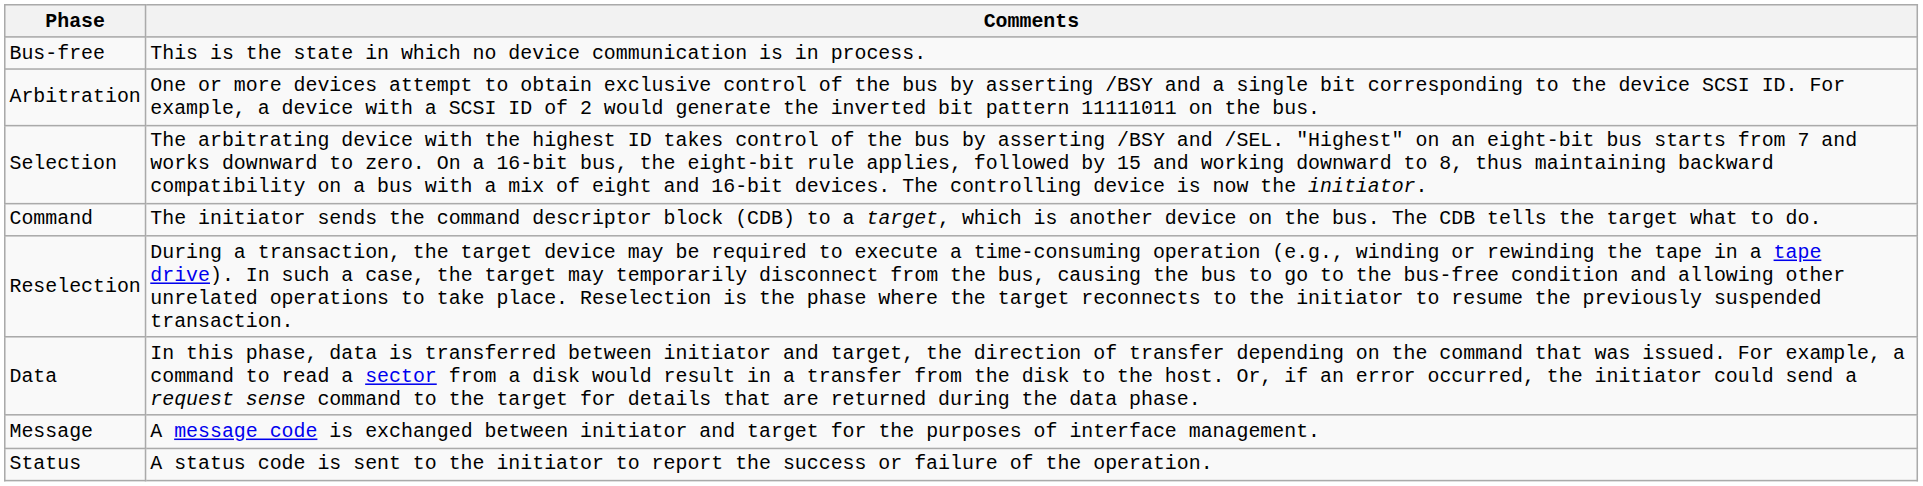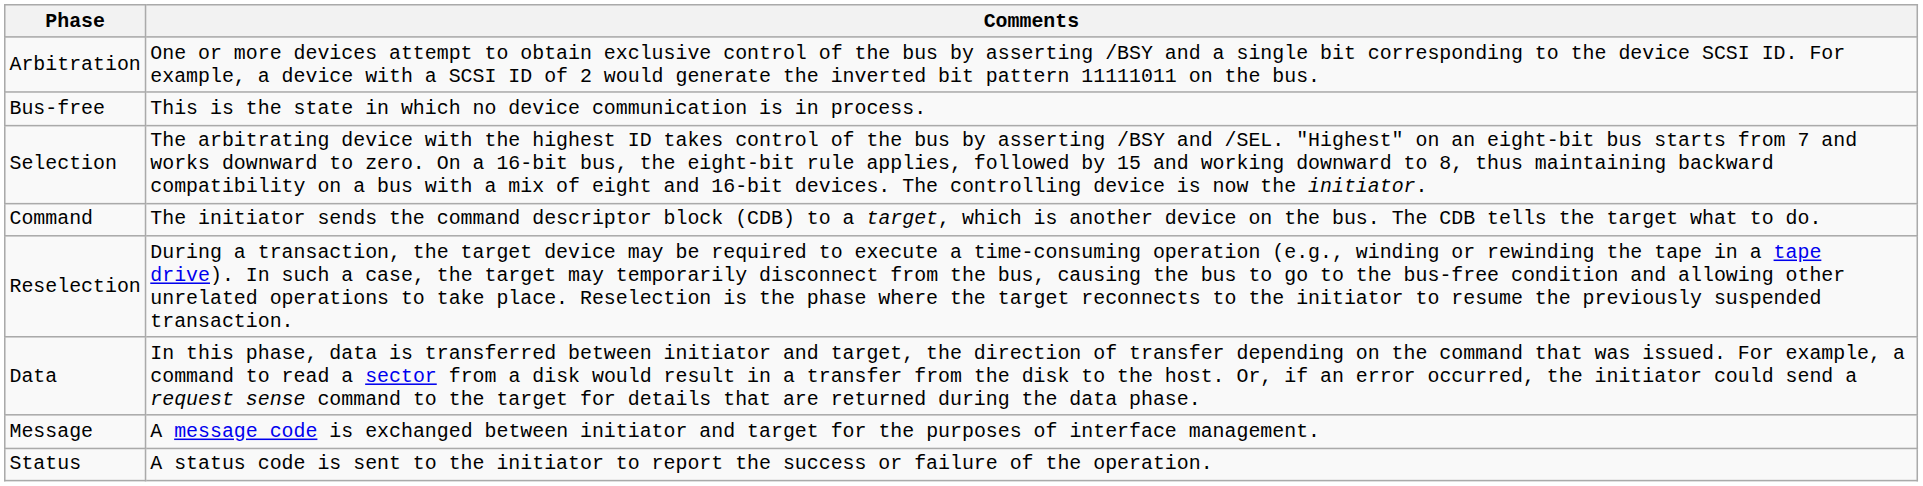rows swapped: (57, 53) <-> (75, 97)
